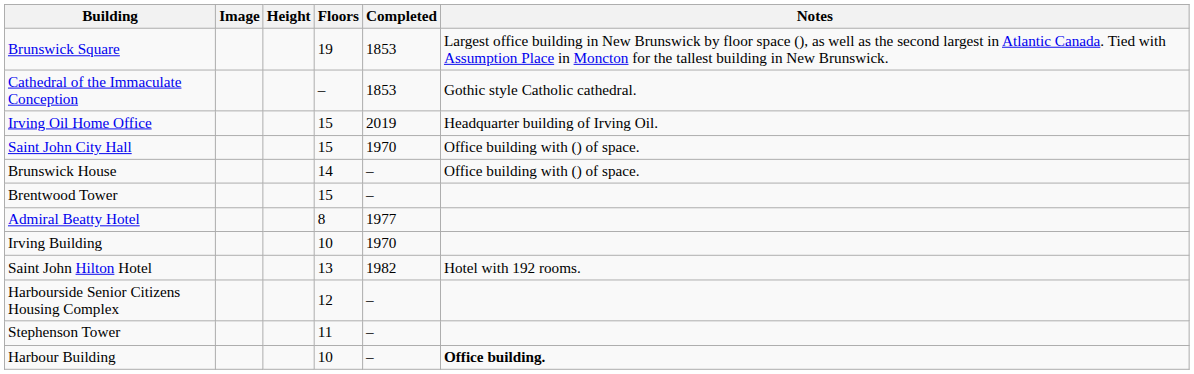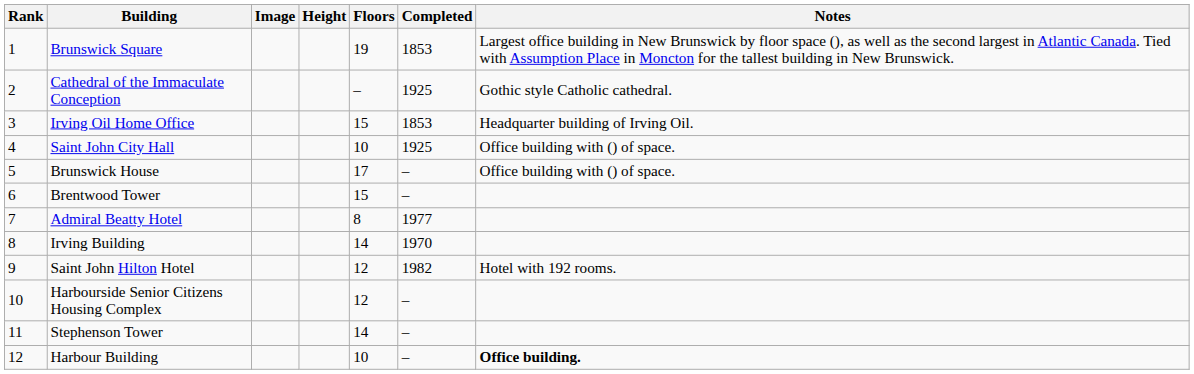+ column: (26, 16)
(381, 90) 1853 -> (417, 90) 1925
(381, 123) 2019 -> (417, 123) 1853
(325, 147) 15 -> (361, 147) 10
(381, 147) 1970 -> (417, 147) 1925
(325, 171) 14 -> (361, 171) 17
(325, 243) 10 -> (361, 243) 14
(325, 267) 13 -> (361, 267) 12
(325, 333) 11 -> (361, 333) 14
